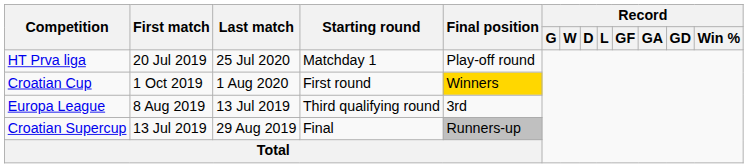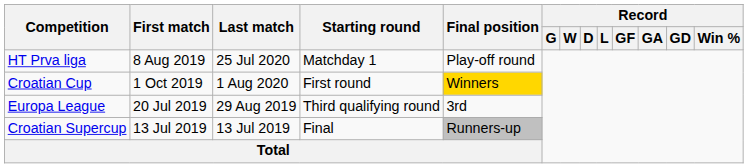(170, 60) 20 Jul 2019 -> (169, 60) 8 Aug 2019
(169, 106) 8 Aug 2019 -> (170, 106) 20 Jul 2019
(253, 106) 13 Jul 2019 -> (256, 106) 29 Aug 2019
(256, 128) 29 Aug 2019 -> (253, 128) 13 Jul 2019
